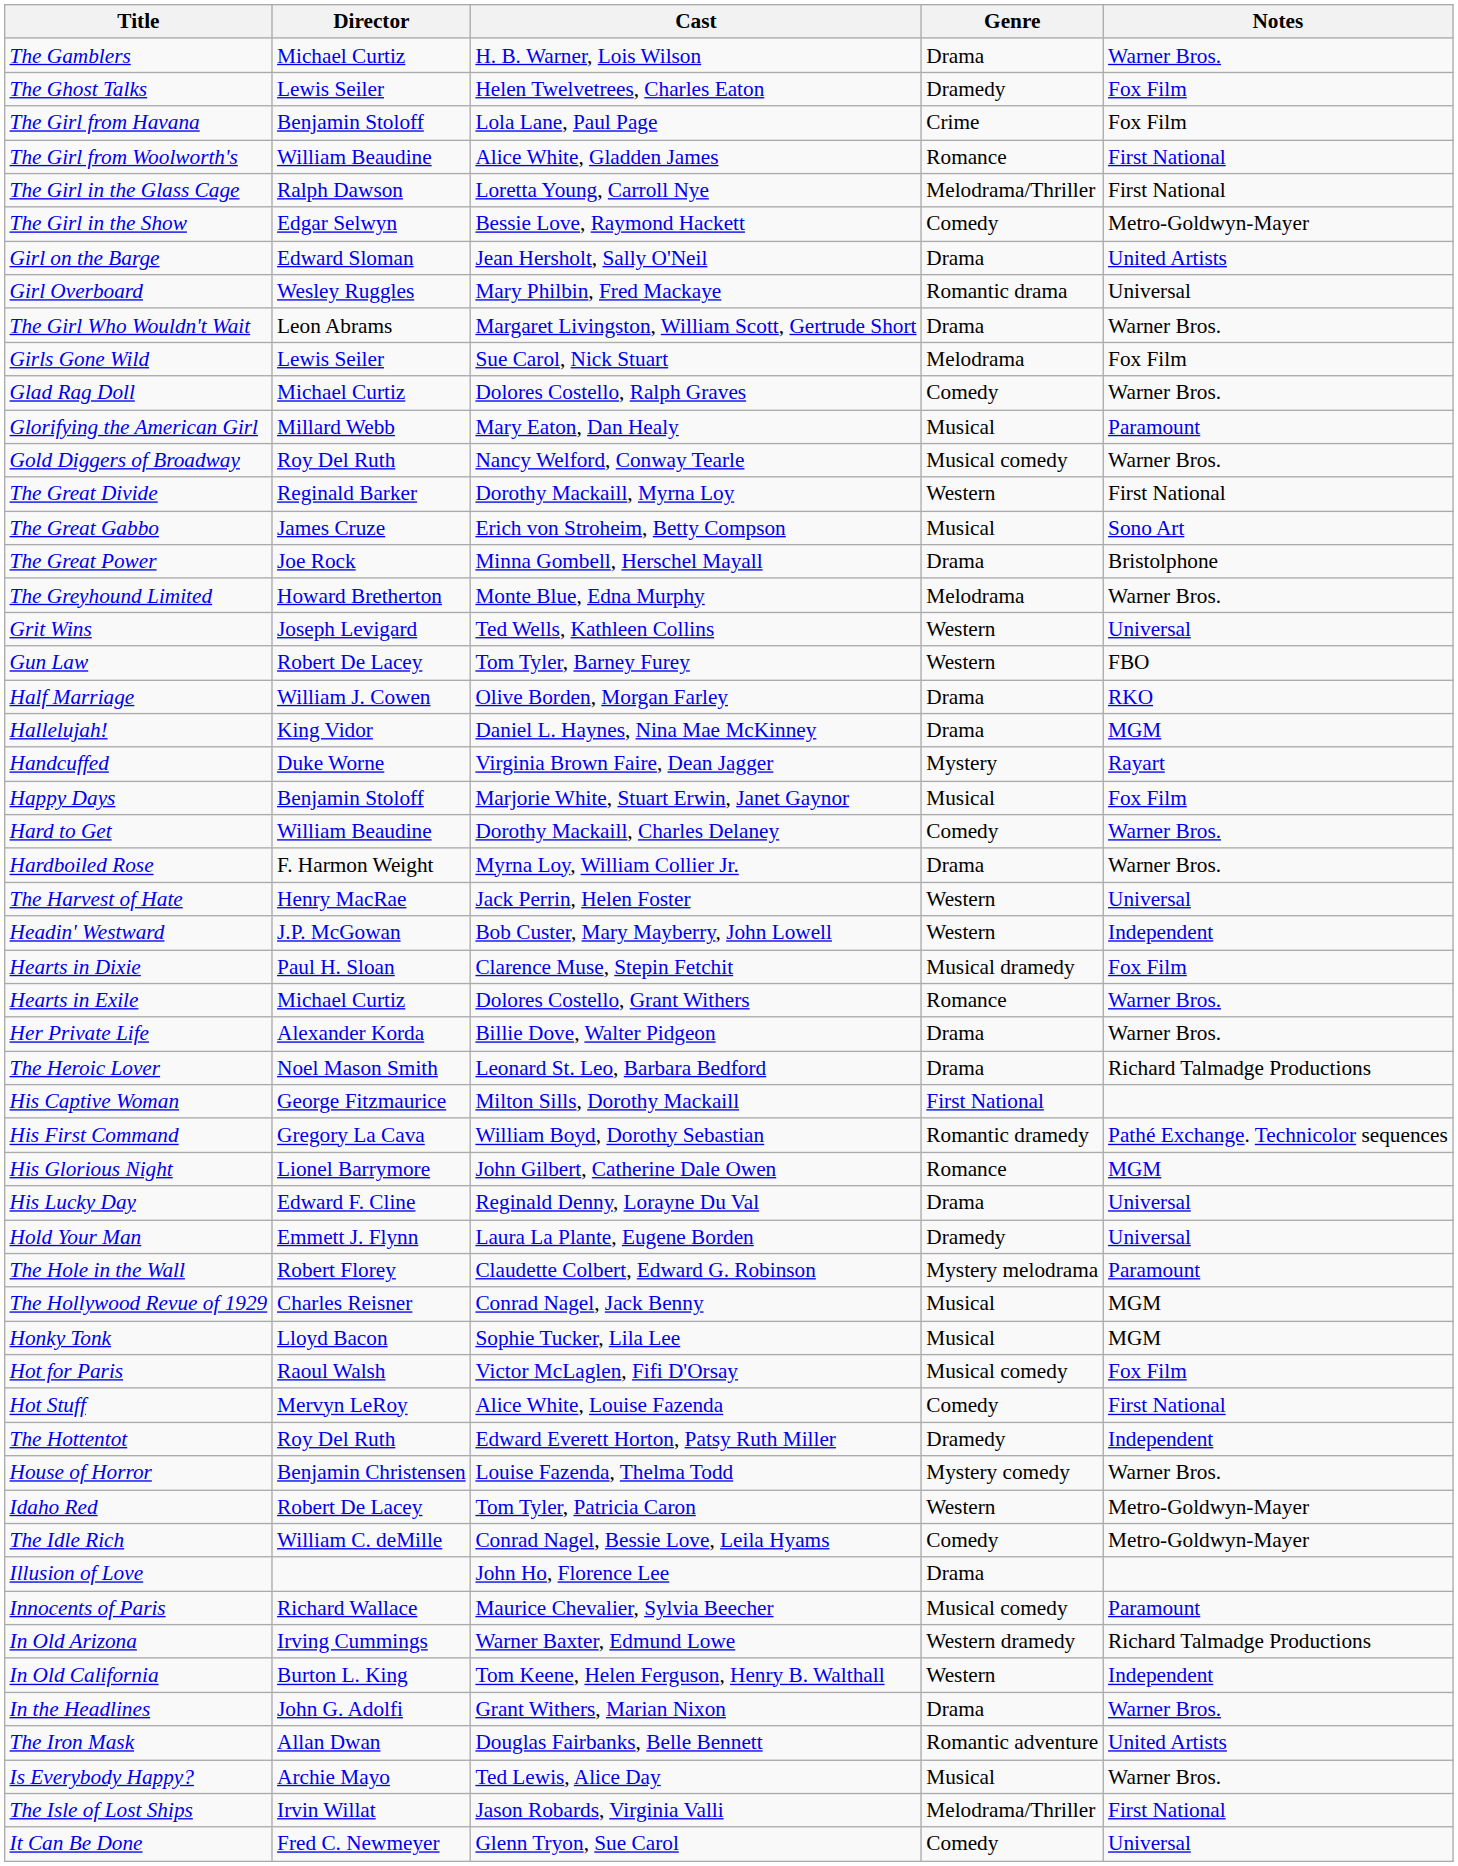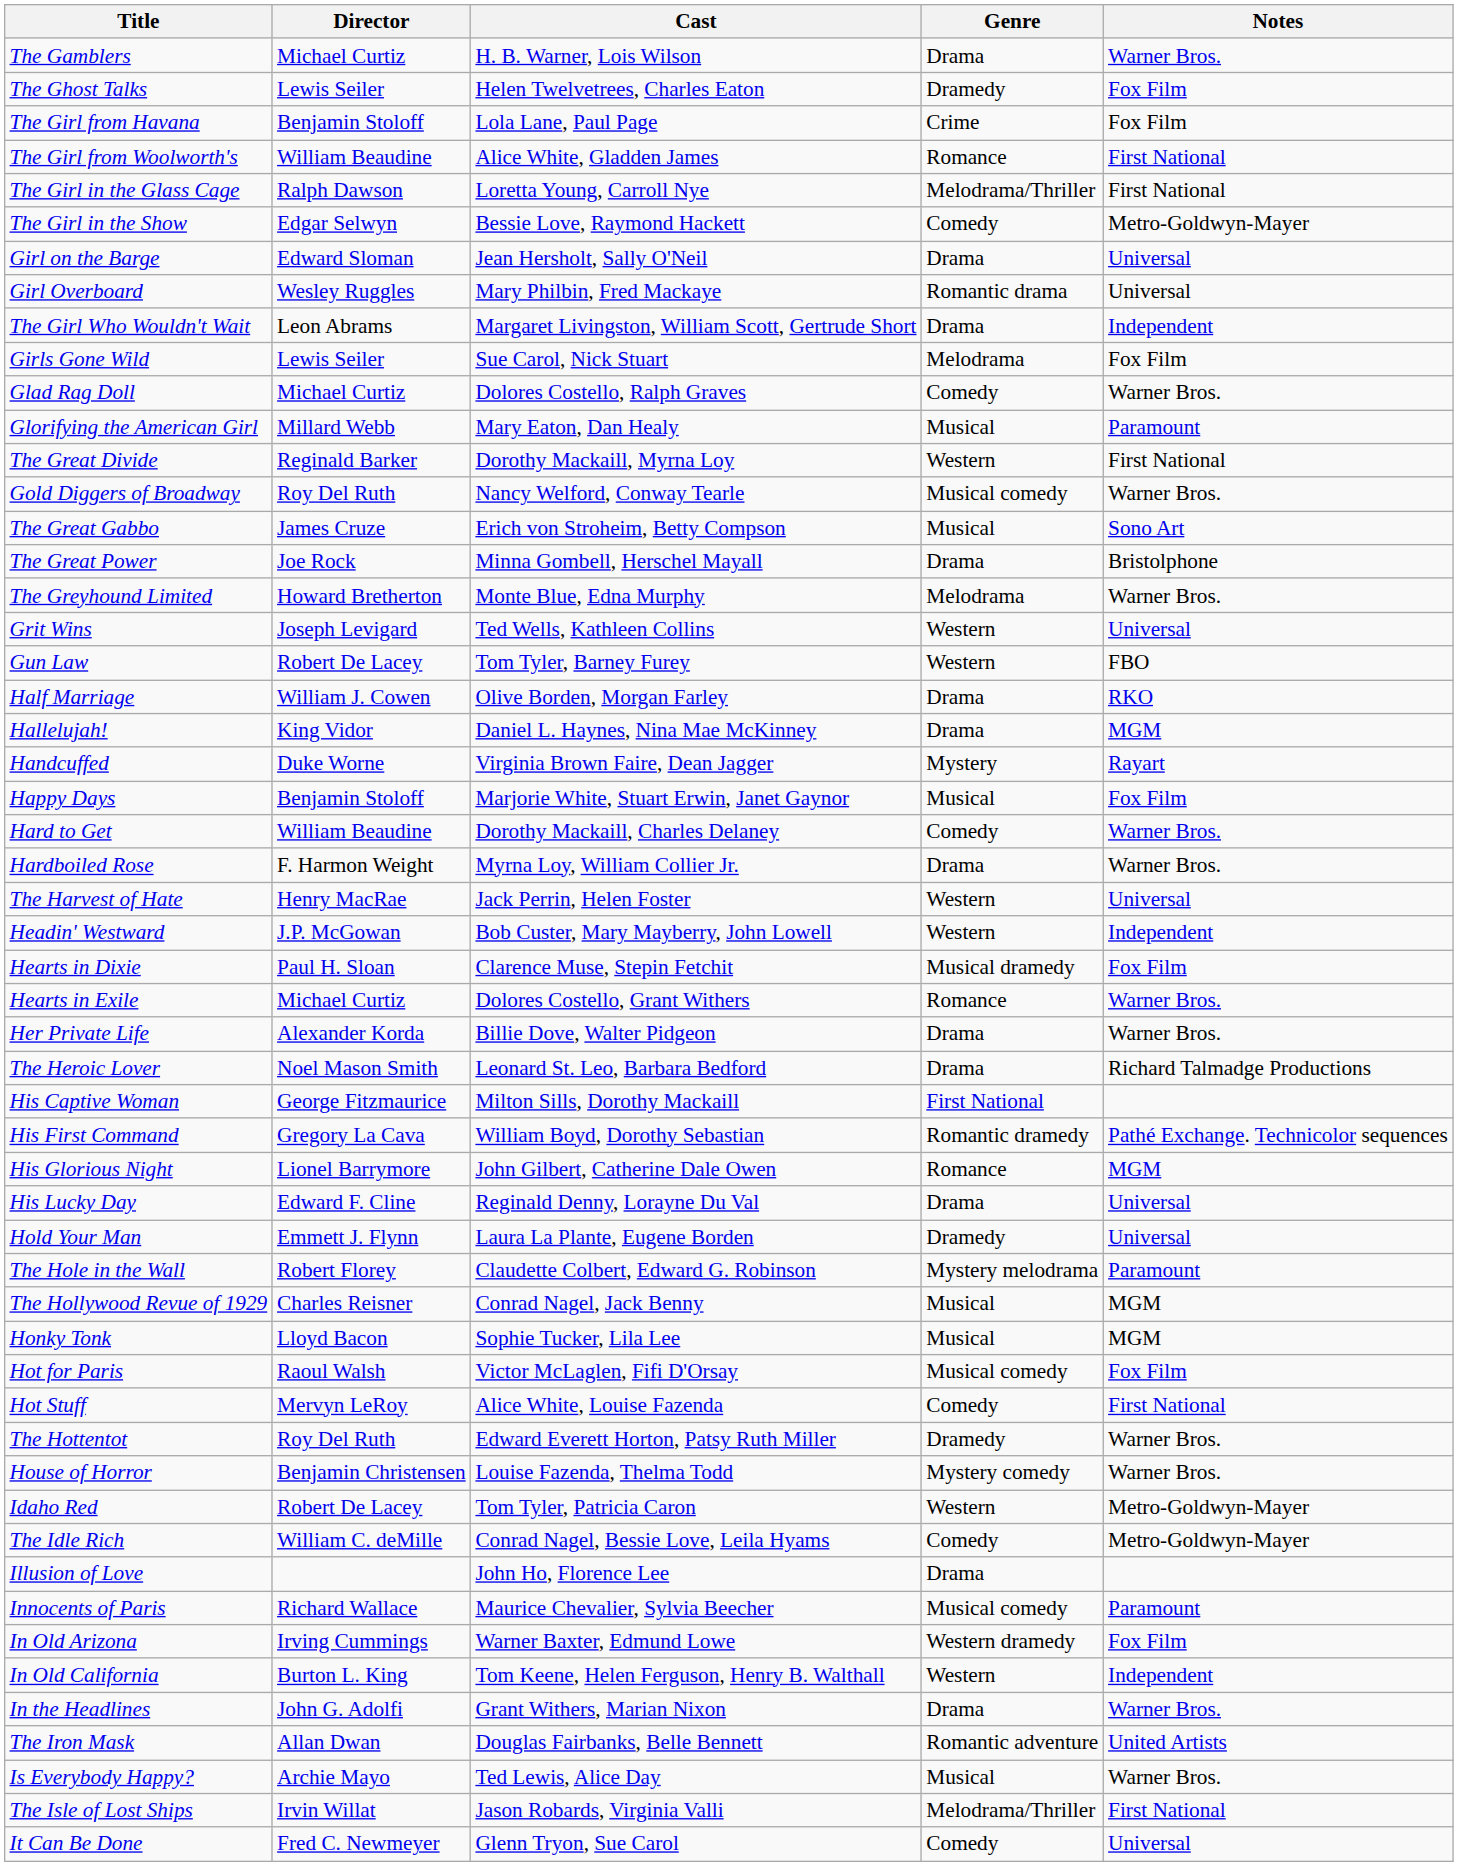(1167, 257) United Artists -> (1149, 257) Universal
(1165, 325) Warner Bros. -> (1161, 325) Independent
rows swapped: (125, 460) <-> (84, 493)
(1161, 1438) Independent -> (1165, 1438) Warner Bros.
(1240, 1641) Richard Talmadge Productions -> (1147, 1641) Fox Film
